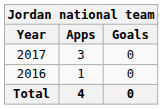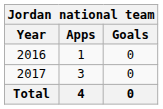rows swapped: (32, 74) <-> (32, 54)
